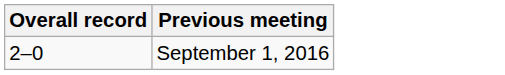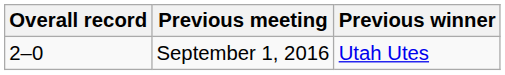+ column: (417, 20)
